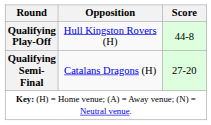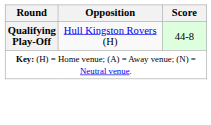- row: (32, 70)
